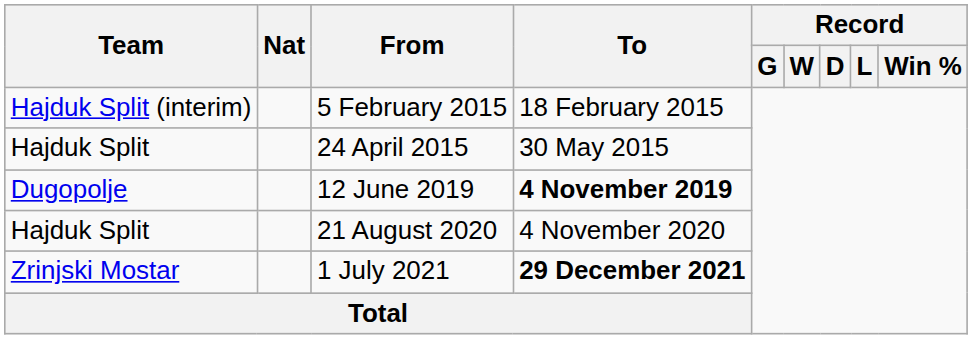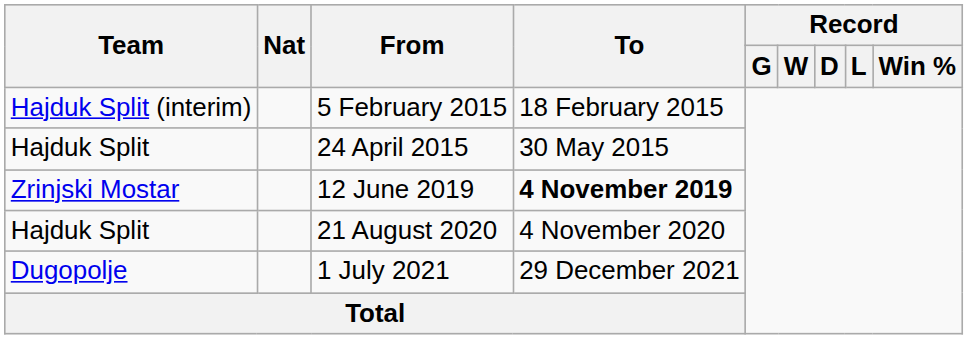(69, 189) Dugopolje -> (95, 189) Zrinjski Mostar
(95, 271) Zrinjski Mostar -> (69, 271) Dugopolje
(632, 271) bold -> (629, 271) normal
